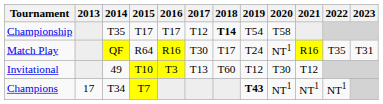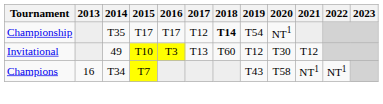(282, 31) T58 -> (282, 32) NT1
- row: (33, 50)
(89, 88) 17 -> (89, 71) 16
(254, 88) bold -> (254, 71) normal
(282, 88) NT1 -> (282, 71) T58
